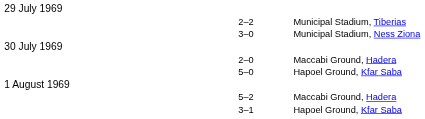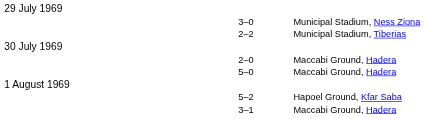rows swapped: (104, 34) <-> (104, 22)
(348, 72) Hapoel Ground, Kfar Saba -> (345, 72) Maccabi Ground, Hadera
(345, 97) Maccabi Ground, Hadera -> (348, 97) Hapoel Ground, Kfar Saba
(348, 109) Hapoel Ground, Kfar Saba -> (345, 109) Maccabi Ground, Hadera
